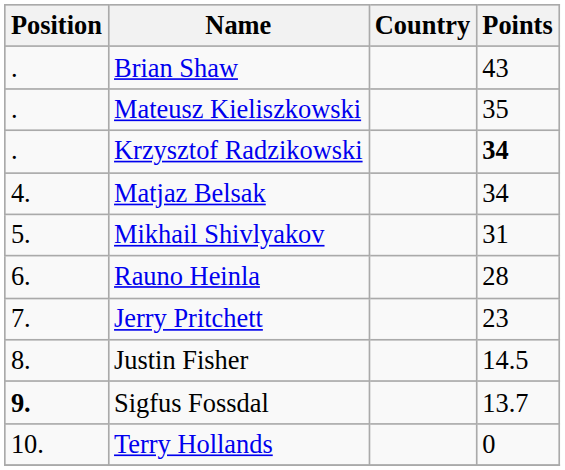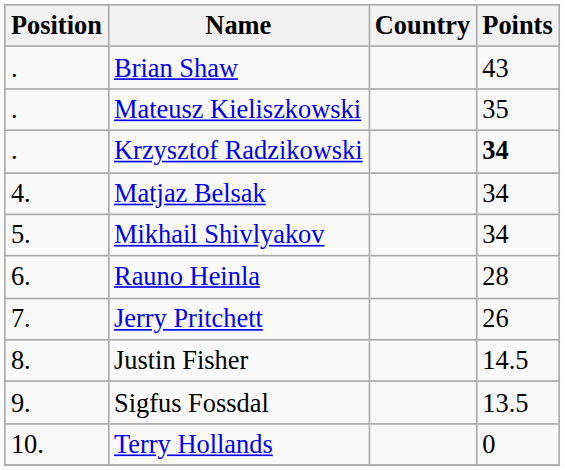(495, 234) 31 -> (495, 234) 34
(495, 318) 23 -> (495, 318) 26
(21, 402) bold -> (21, 402) normal
(505, 402) 13.7 -> (505, 402) 13.5
